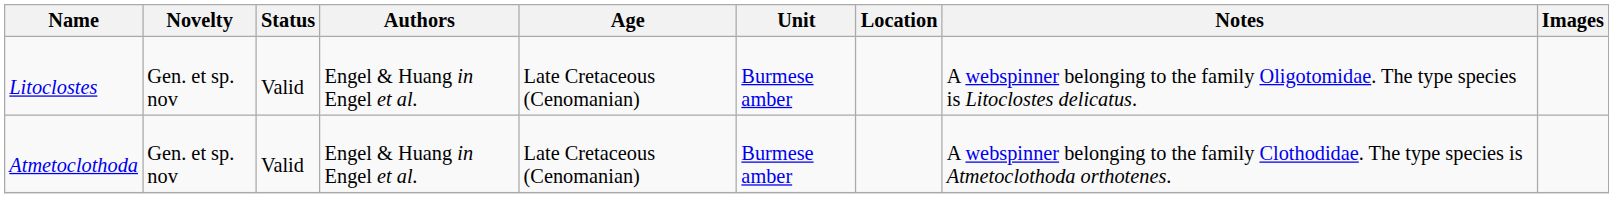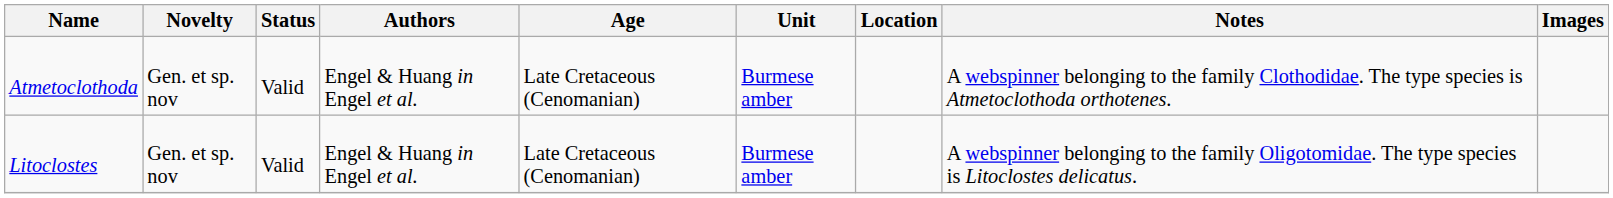rows swapped: (74, 165) <-> (53, 87)
